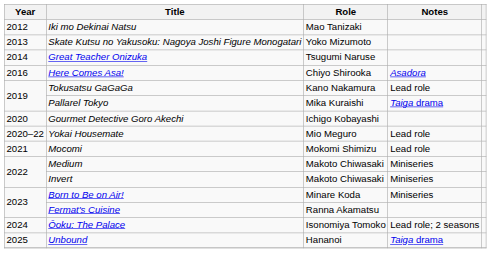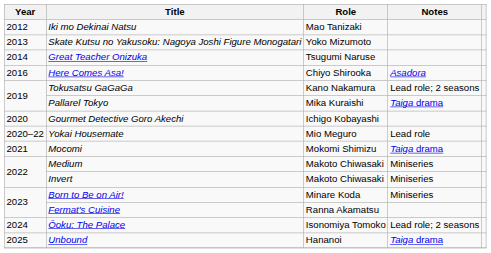(410, 88) Lead role -> (435, 88) Lead role; 2 seasons
(410, 149) Lead role -> (417, 149) Taiga drama
